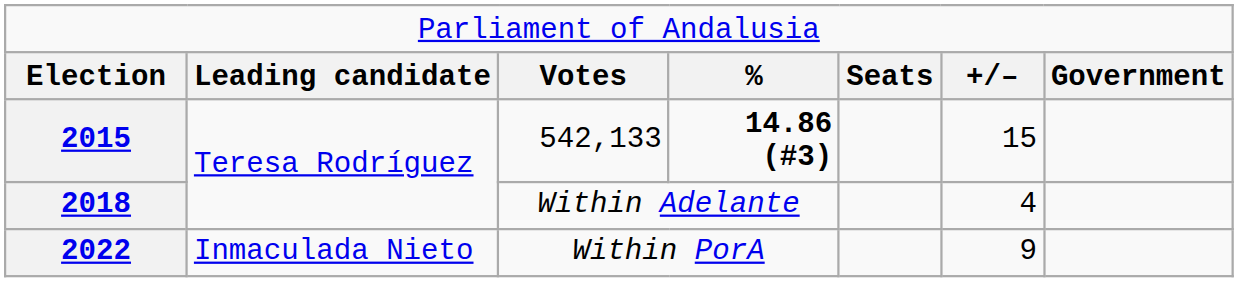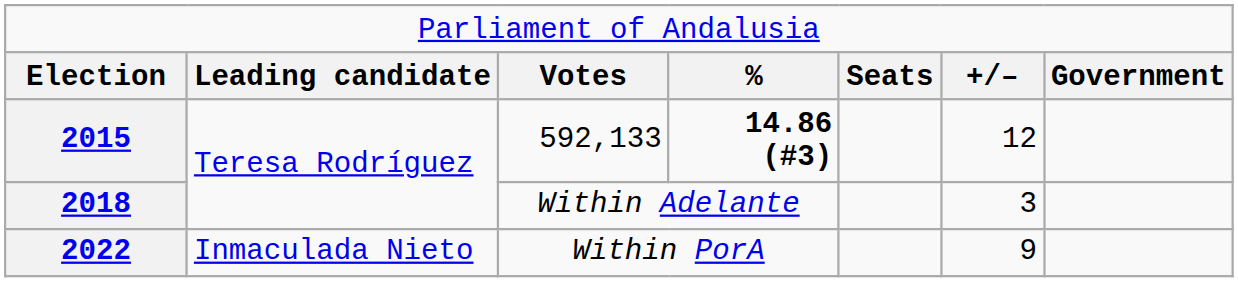(600, 141) 542,133 -> (600, 141) 592,133
(1020, 141) 15 -> (1020, 141) 12
(1028, 205) 4 -> (1028, 205) 3
